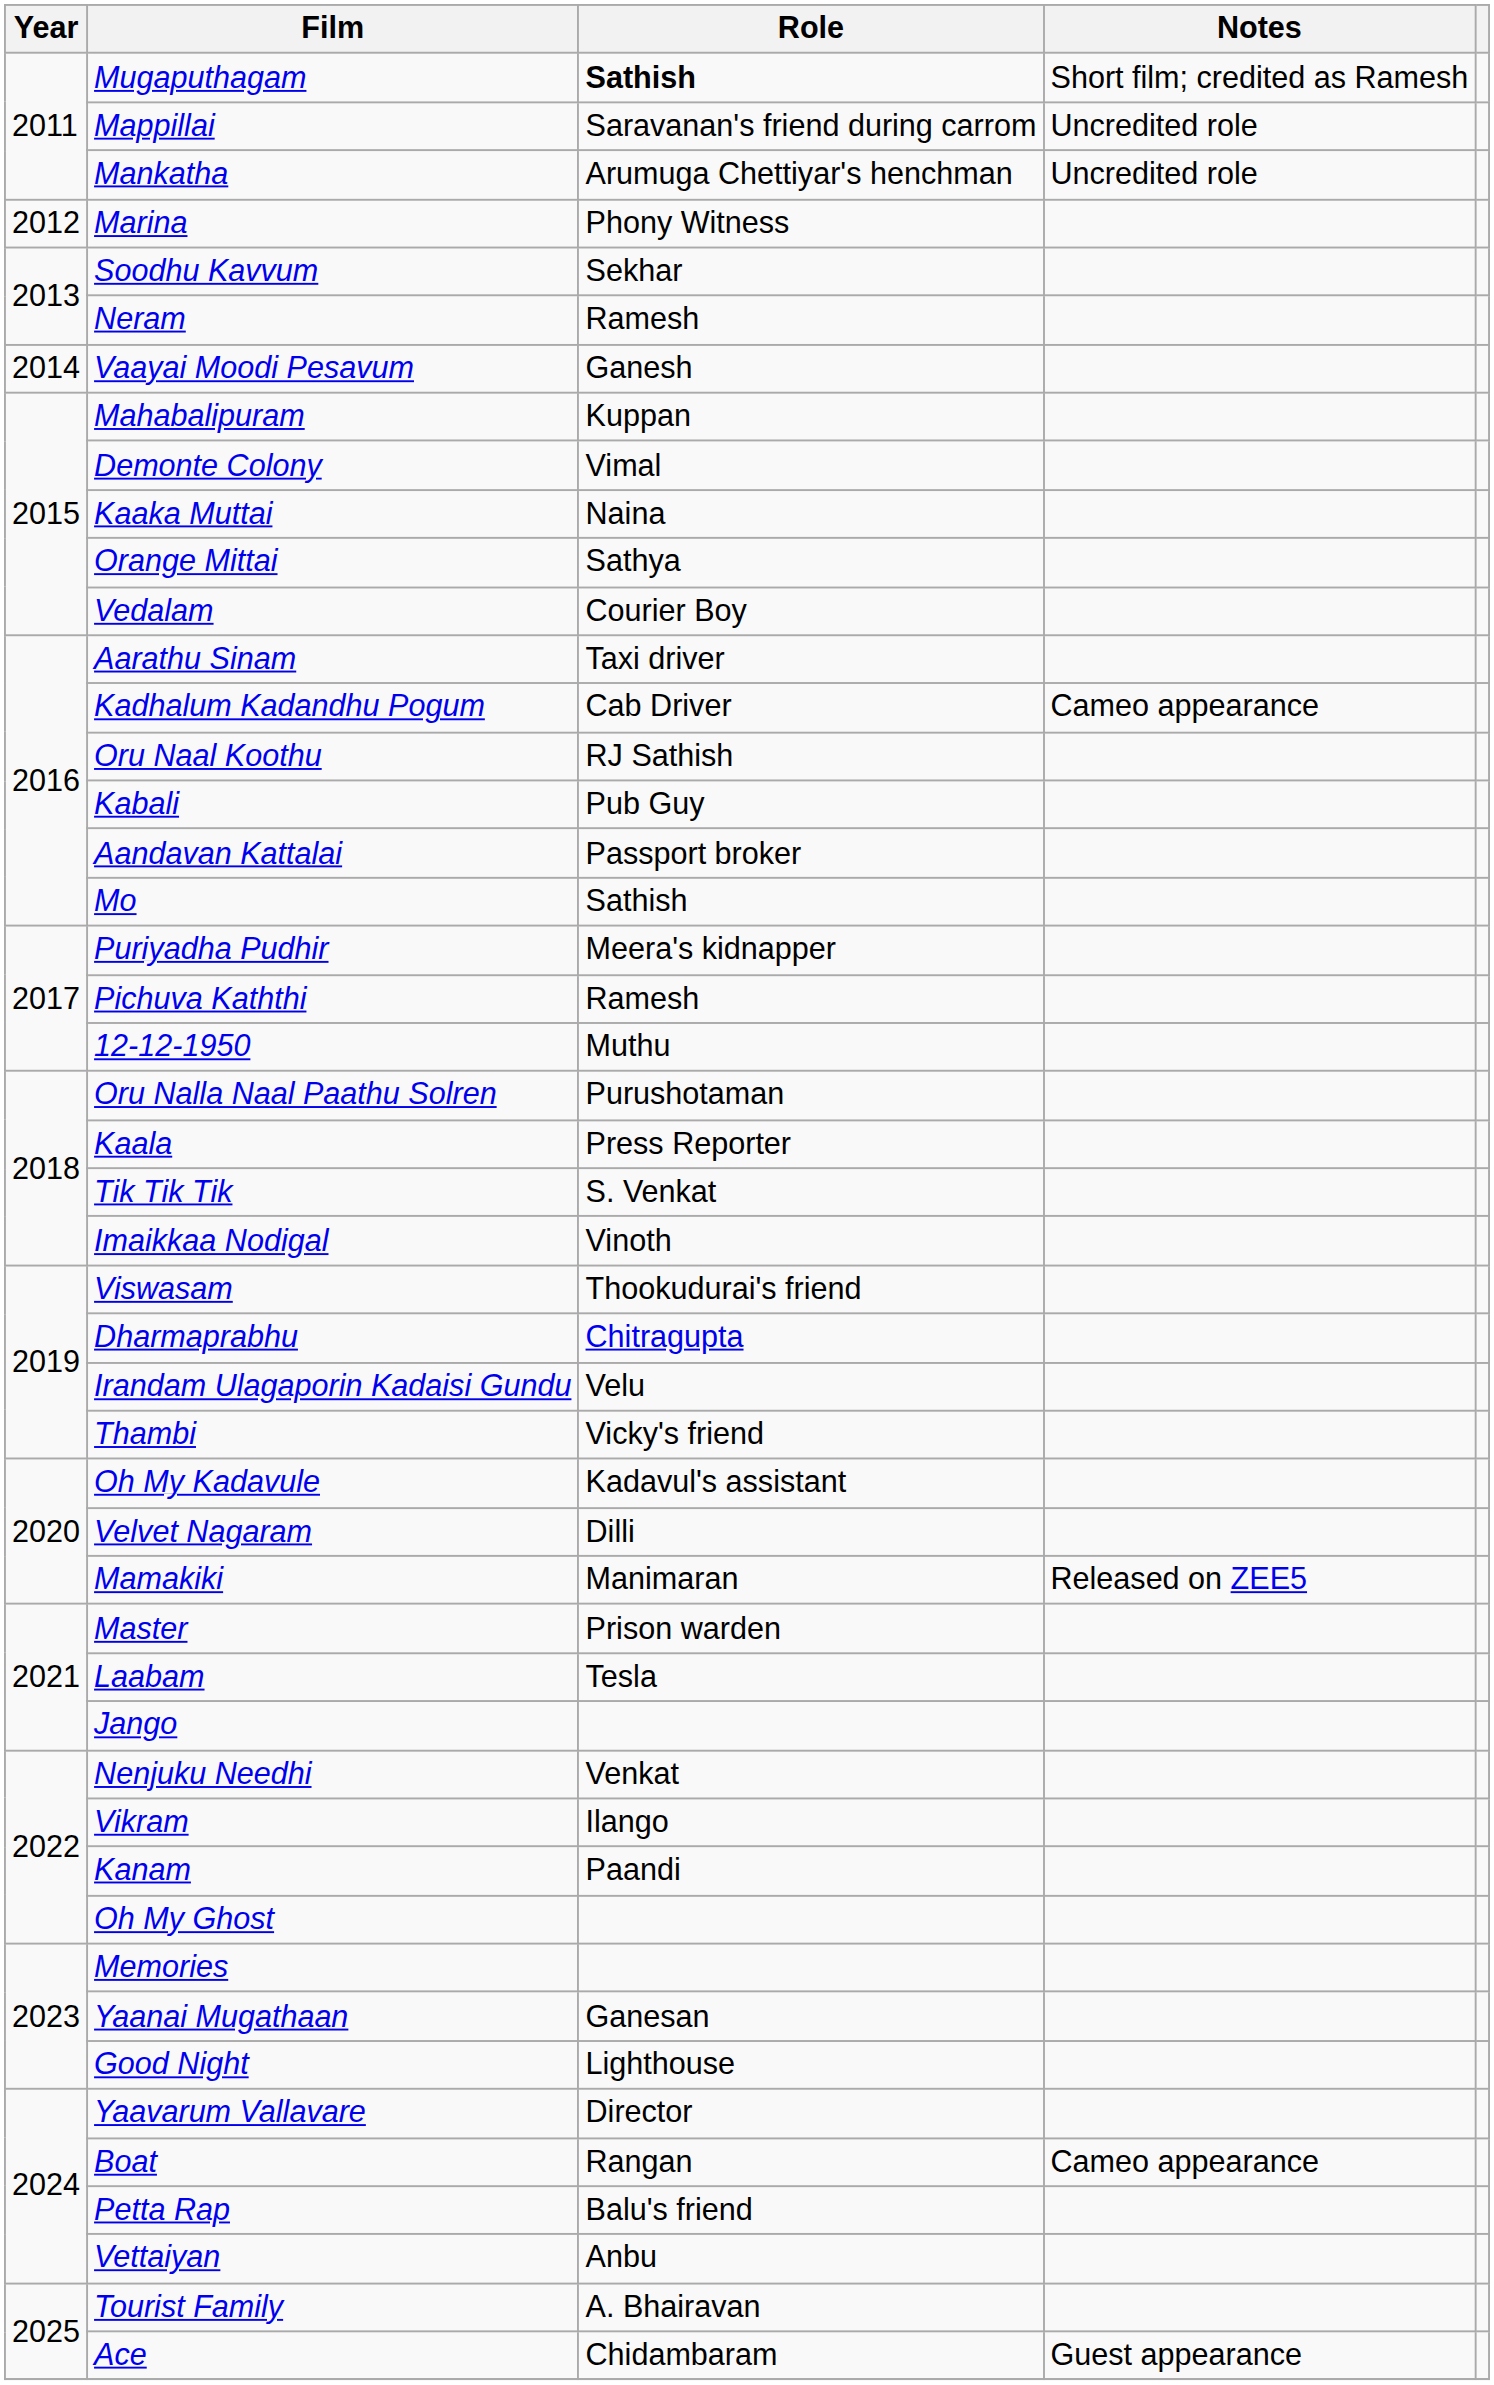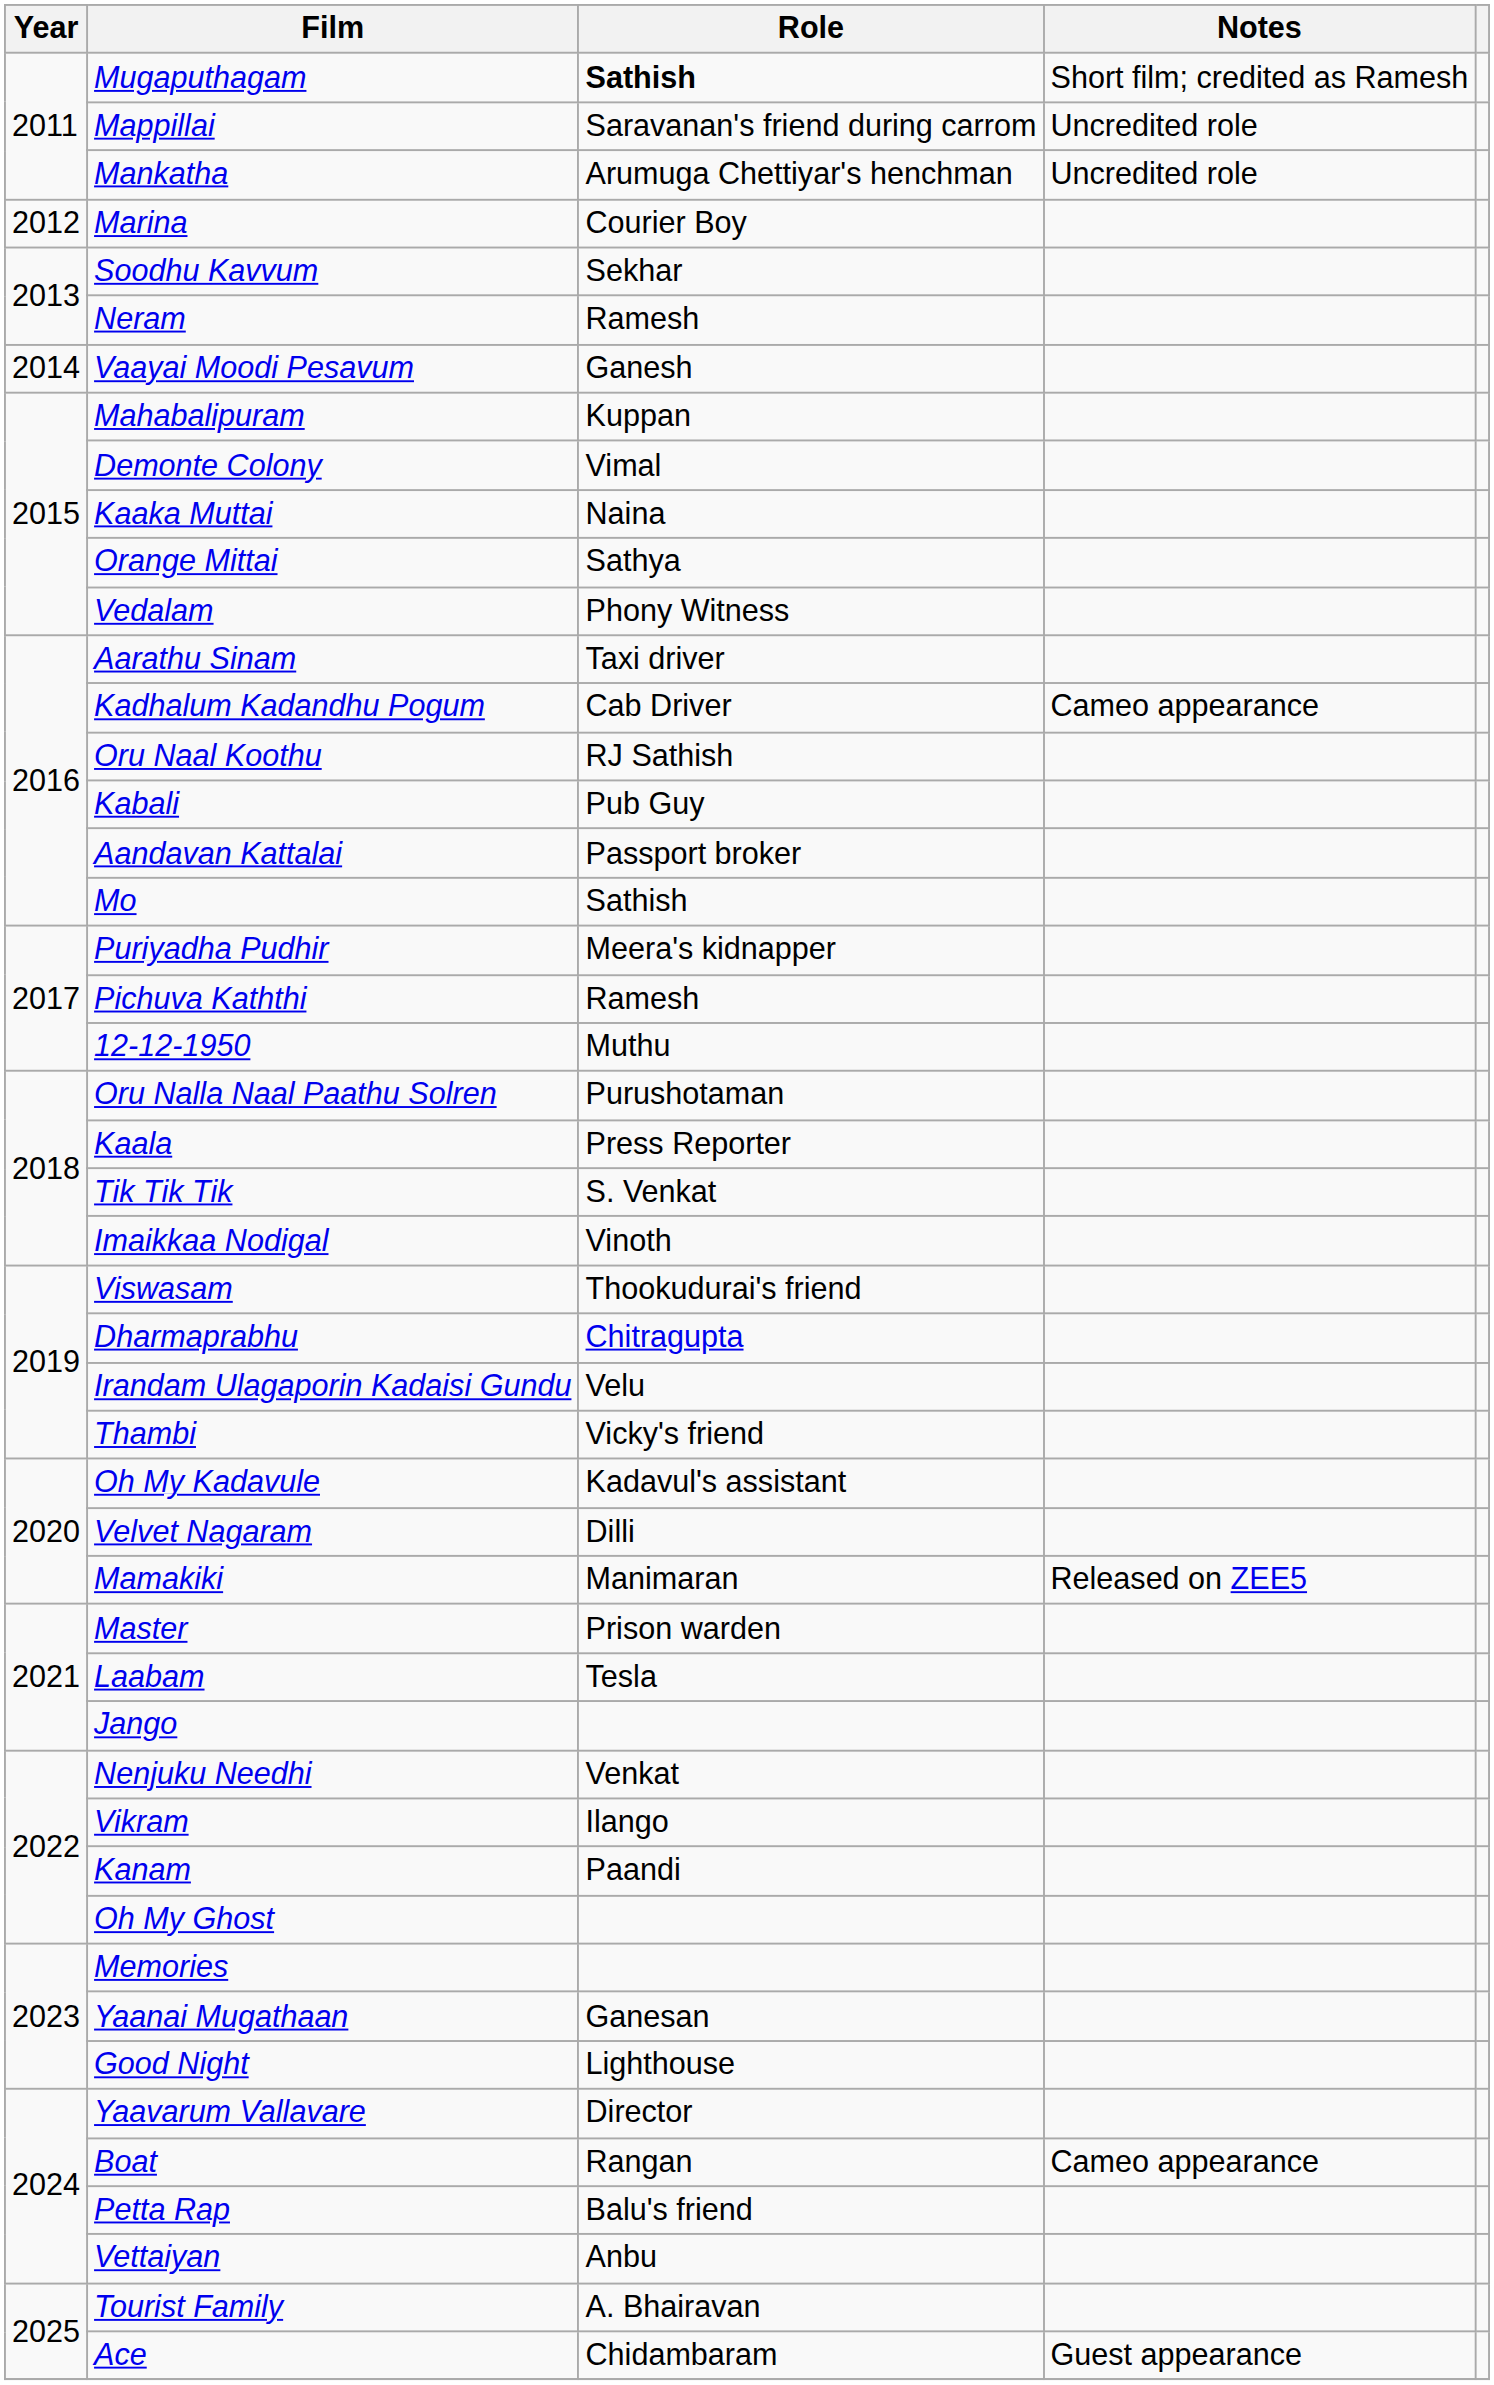(687, 222) Phony Witness -> (666, 222) Courier Boy
(666, 610) Courier Boy -> (687, 610) Phony Witness
